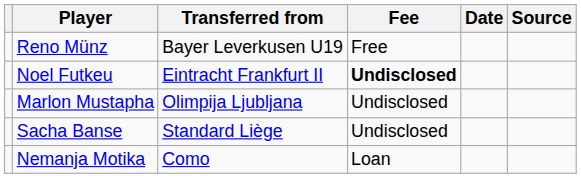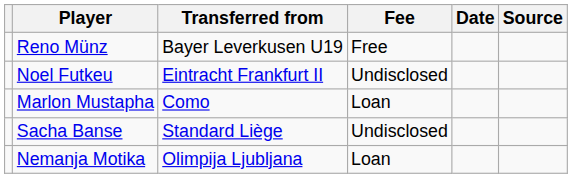(404, 74) bold -> (399, 74) normal
(232, 103) Olimpija Ljubljana -> (186, 103) Como
(399, 103) Undisclosed -> (371, 103) Loan
(186, 159) Como -> (232, 159) Olimpija Ljubljana
